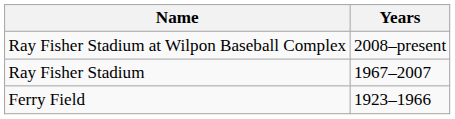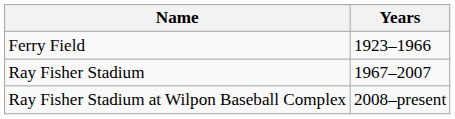rows swapped: (47, 99) <-> (177, 45)
